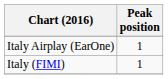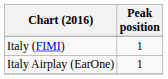rows swapped: (36, 64) <-> (61, 45)
